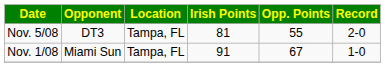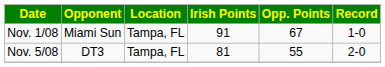rows swapped: (33, 52) <-> (33, 33)
